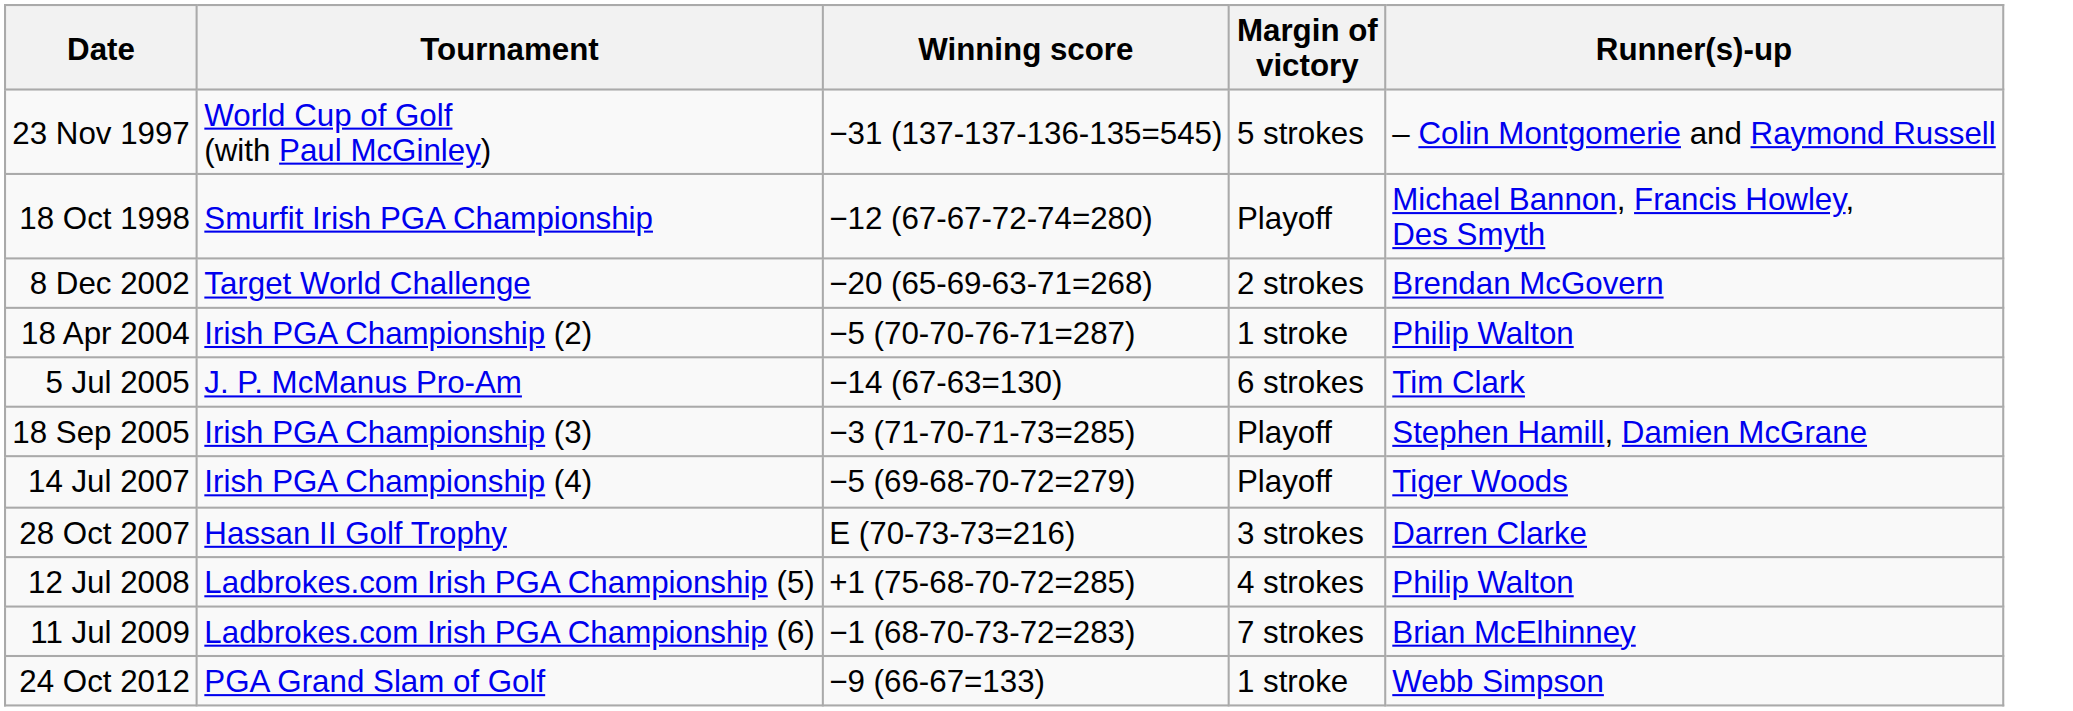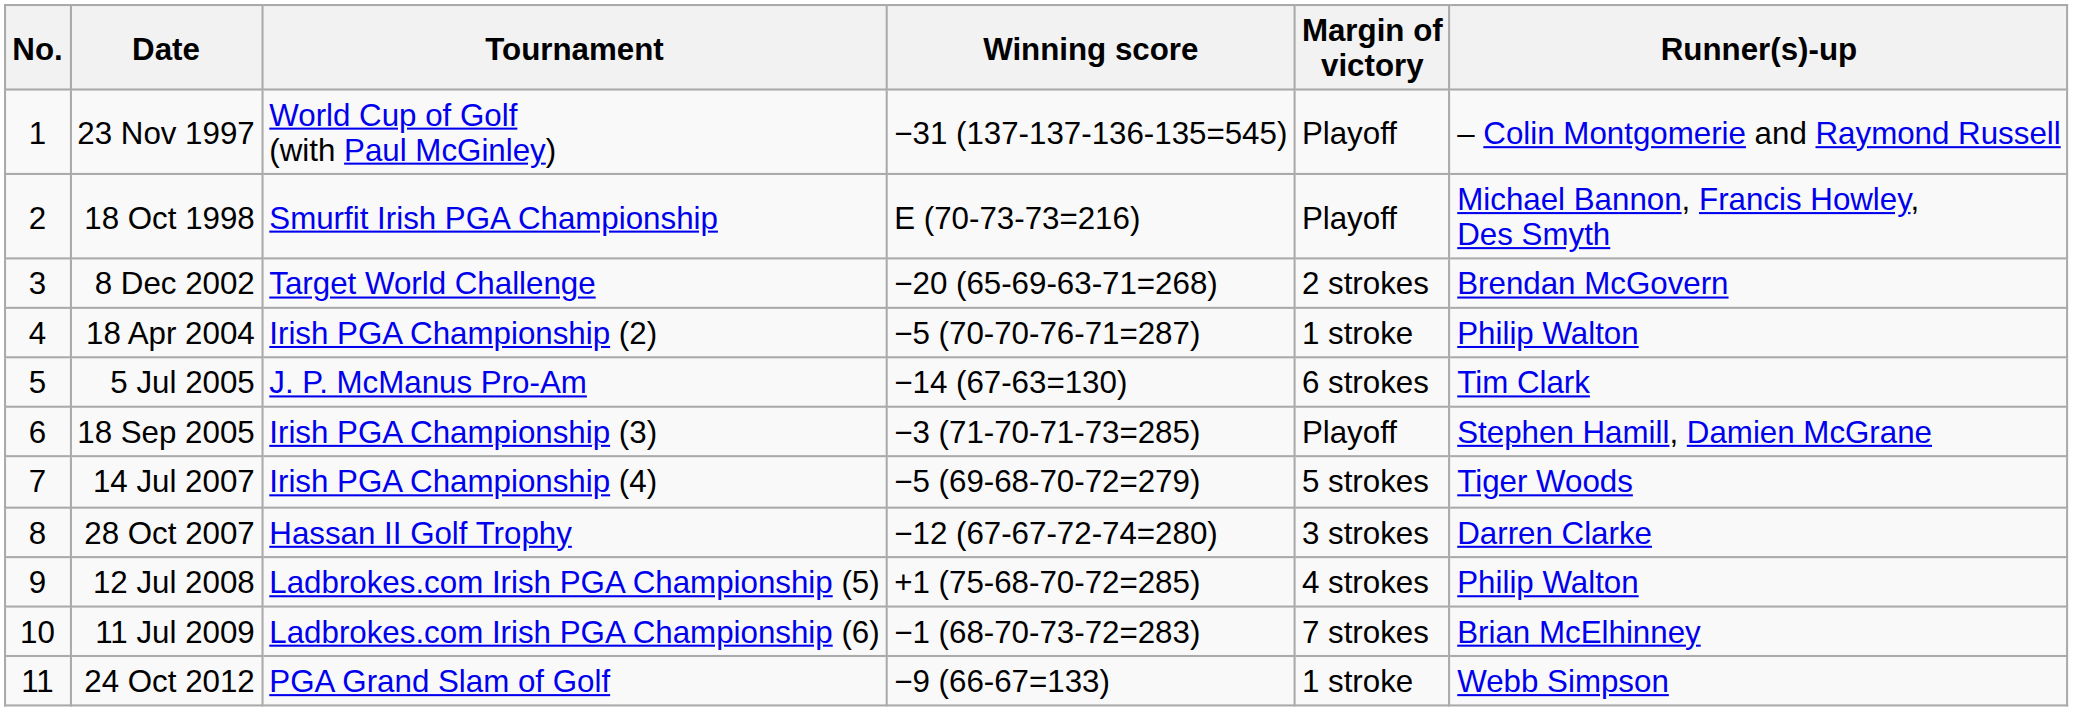+ column: (38, 48)
(1300, 132) 5 strokes -> (1349, 132) Playoff
(991, 217) −12 (67-67-72-74=280) -> (1017, 217) E (70-73-73=216)
(1284, 482) Playoff -> (1365, 482) 5 strokes
(952, 532) E (70-73-73=216) -> (1056, 532) −12 (67-67-72-74=280)
